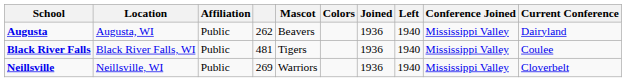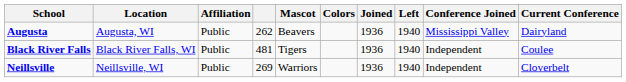(467, 49) Mississippi Valley -> (454, 49) Independent
(467, 67) Mississippi Valley -> (454, 67) Independent
